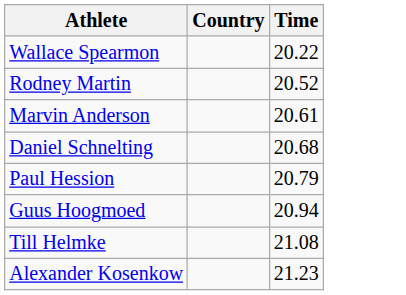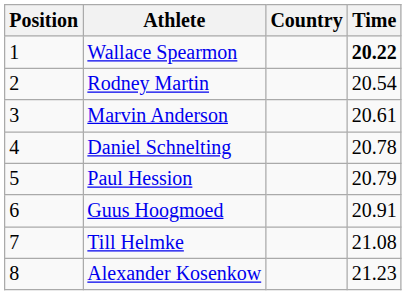+ column: (44, 20)
(296, 52) normal -> (374, 52) bold
(296, 83) 20.52 -> (374, 83) 20.54
(296, 147) 20.68 -> (374, 147) 20.78
(296, 210) 20.94 -> (374, 210) 20.91
